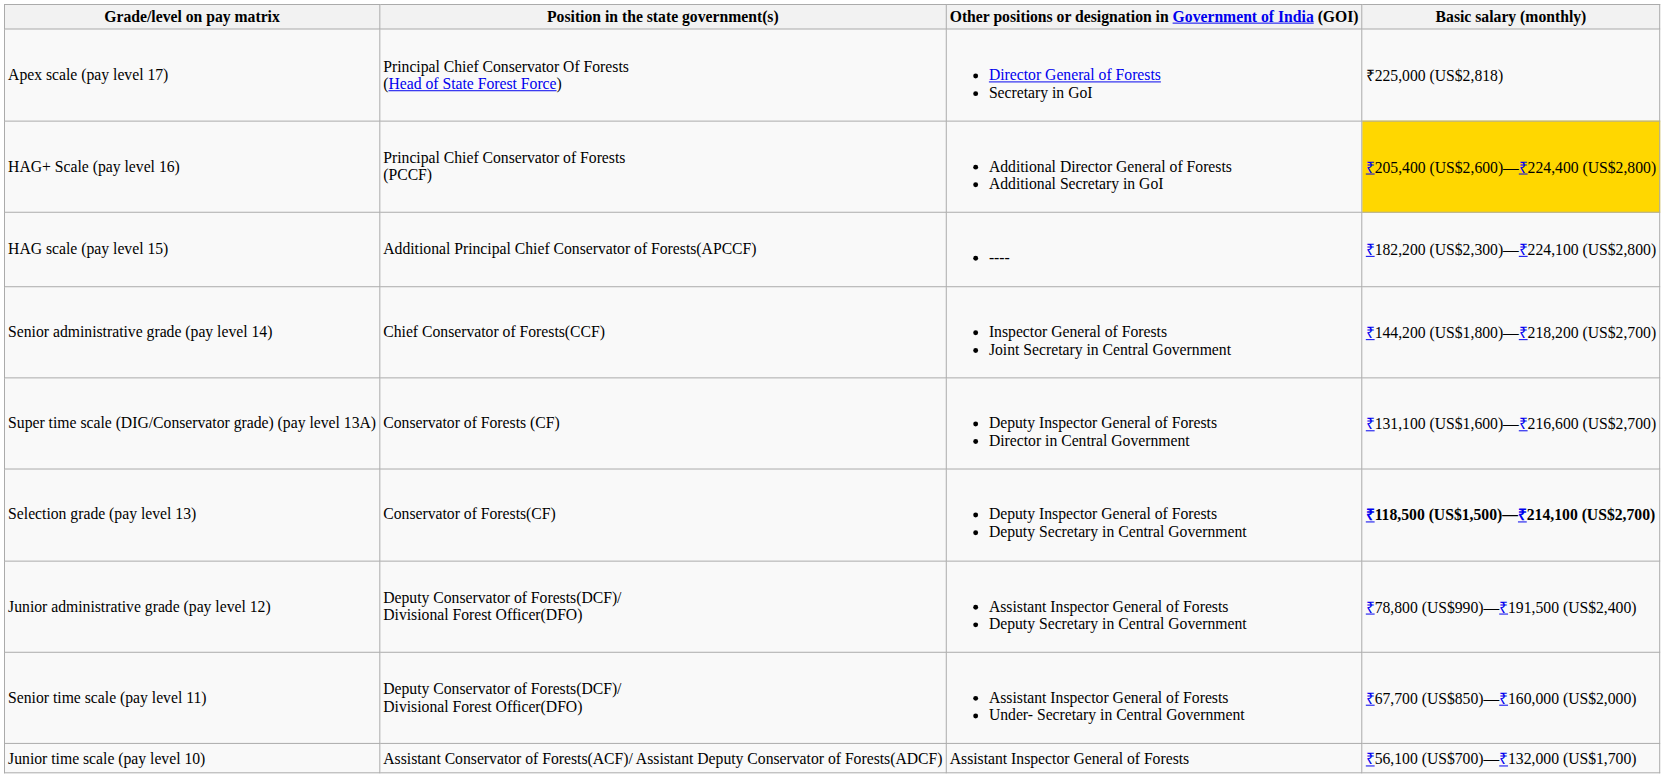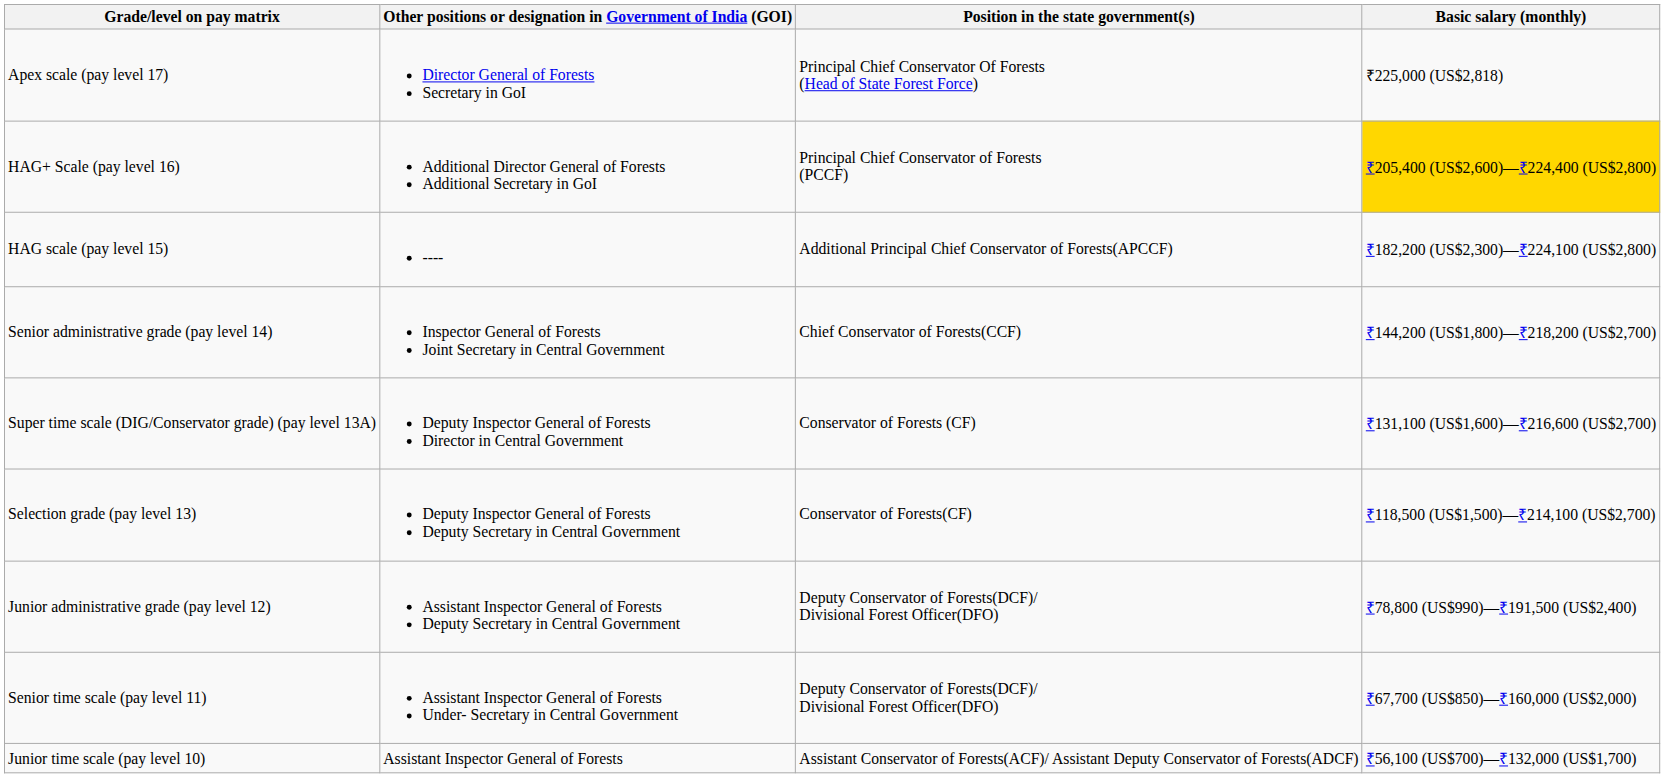columns swapped: (663, 16) <-> (1154, 16)
(1511, 515) bold -> (1511, 515) normal
